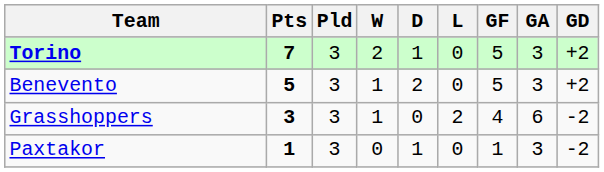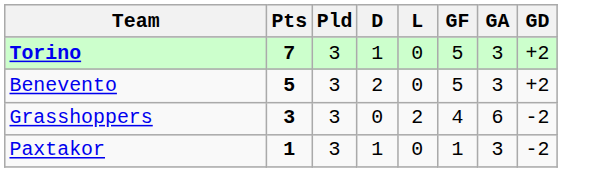- column: (377, 21)
